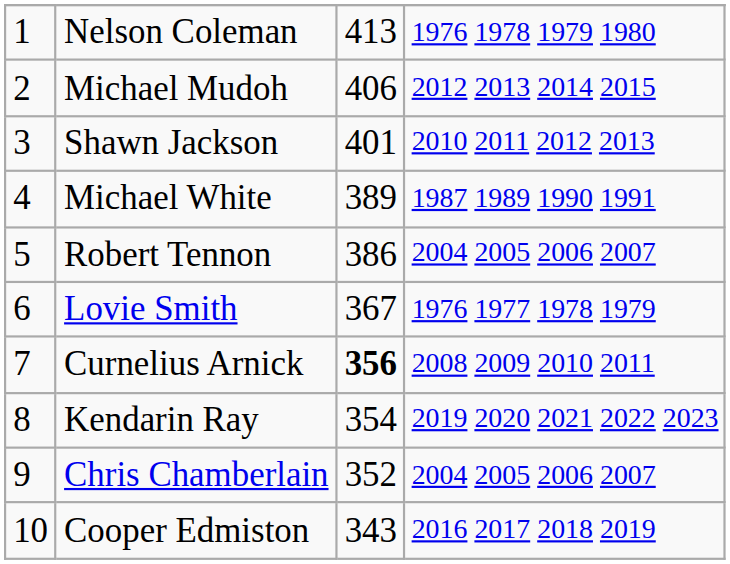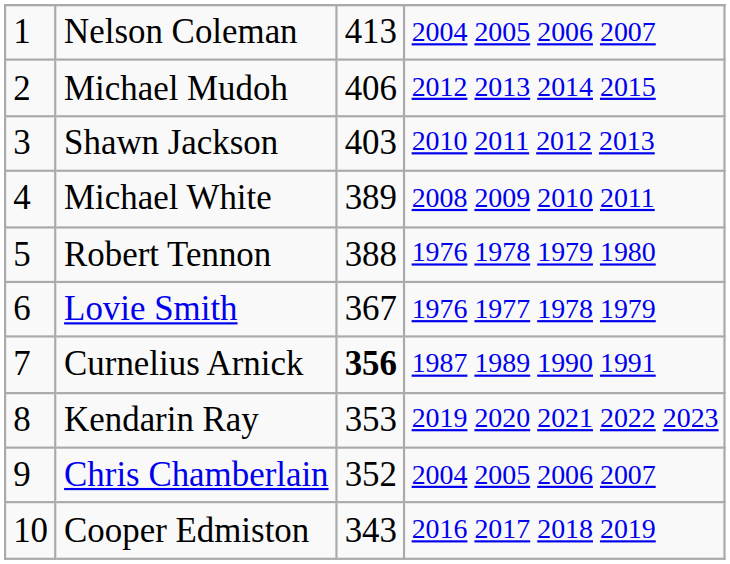(534, 32) 1976 1978 1979 1980 -> (534, 32) 2004 2005 2006 2007
(371, 142) 401 -> (371, 142) 403
(534, 198) 1987 1989 1990 1991 -> (533, 198) 2008 2009 2010 2011
(371, 253) 386 -> (371, 253) 388
(534, 253) 2004 2005 2006 2007 -> (534, 253) 1976 1978 1979 1980
(533, 364) 2008 2009 2010 2011 -> (534, 364) 1987 1989 1990 1991
(371, 419) 354 -> (371, 419) 353
